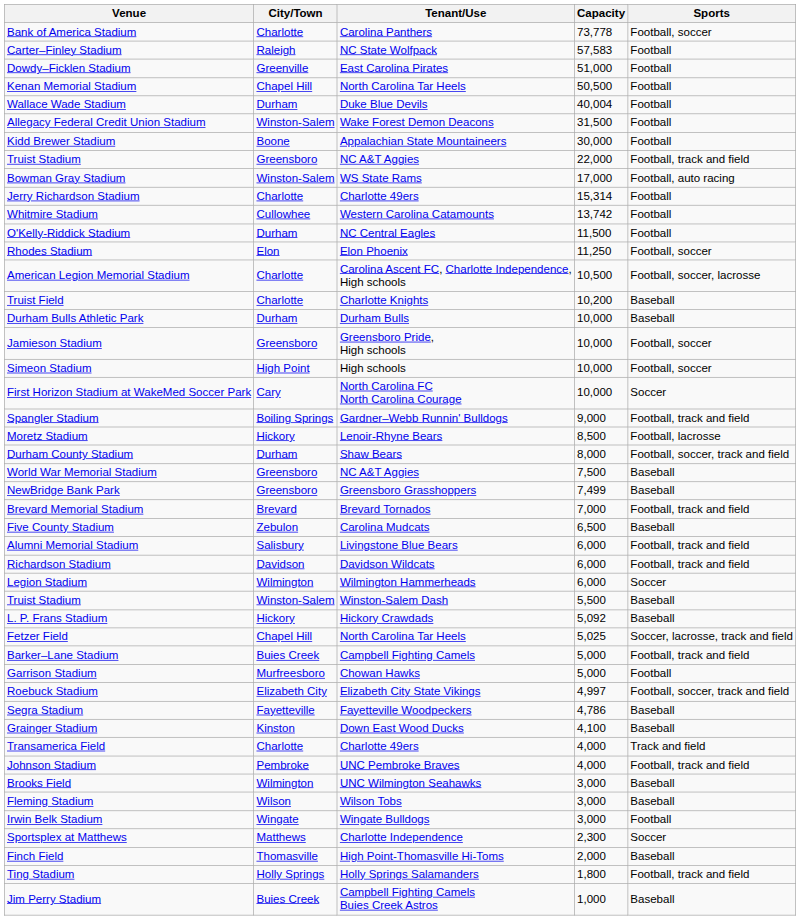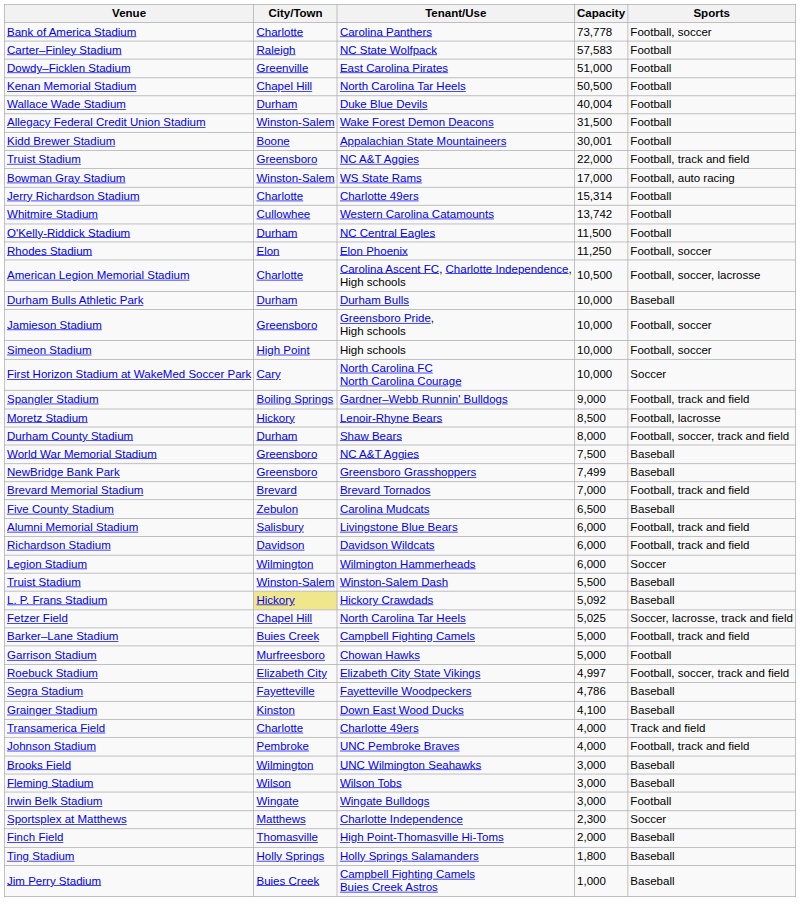(595, 141) 30,000 -> (595, 141) 30,001
- row: (35, 300)
(276, 618) no background -> (276, 600) khaki background
(690, 874) Football, track and field -> (652, 856) Baseball
